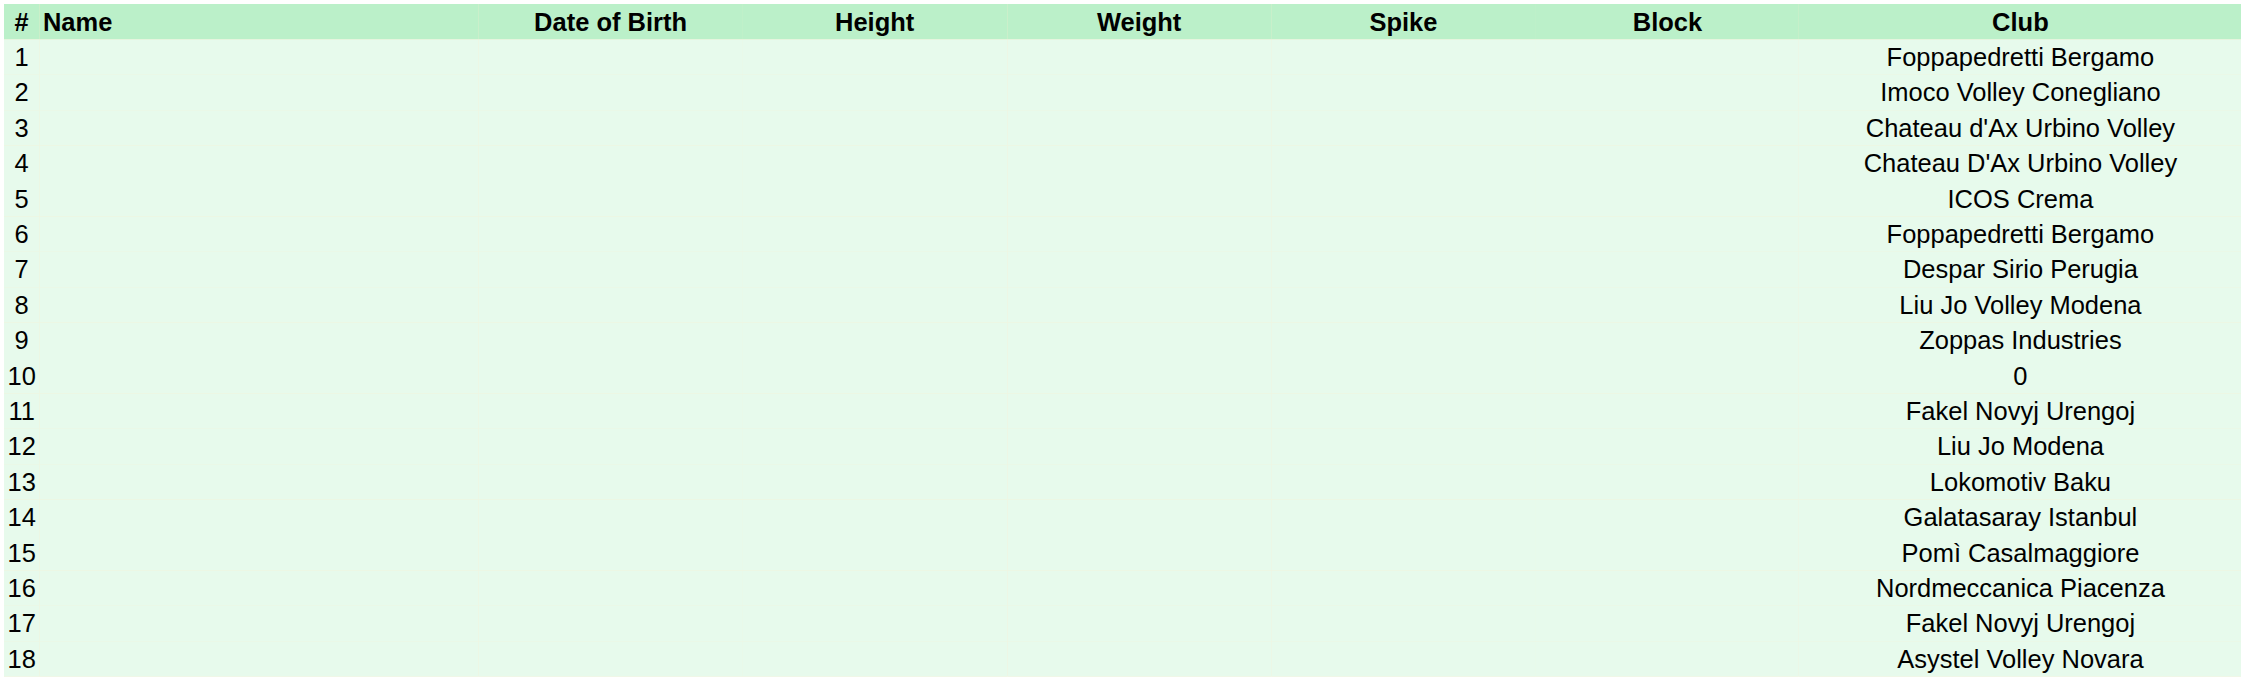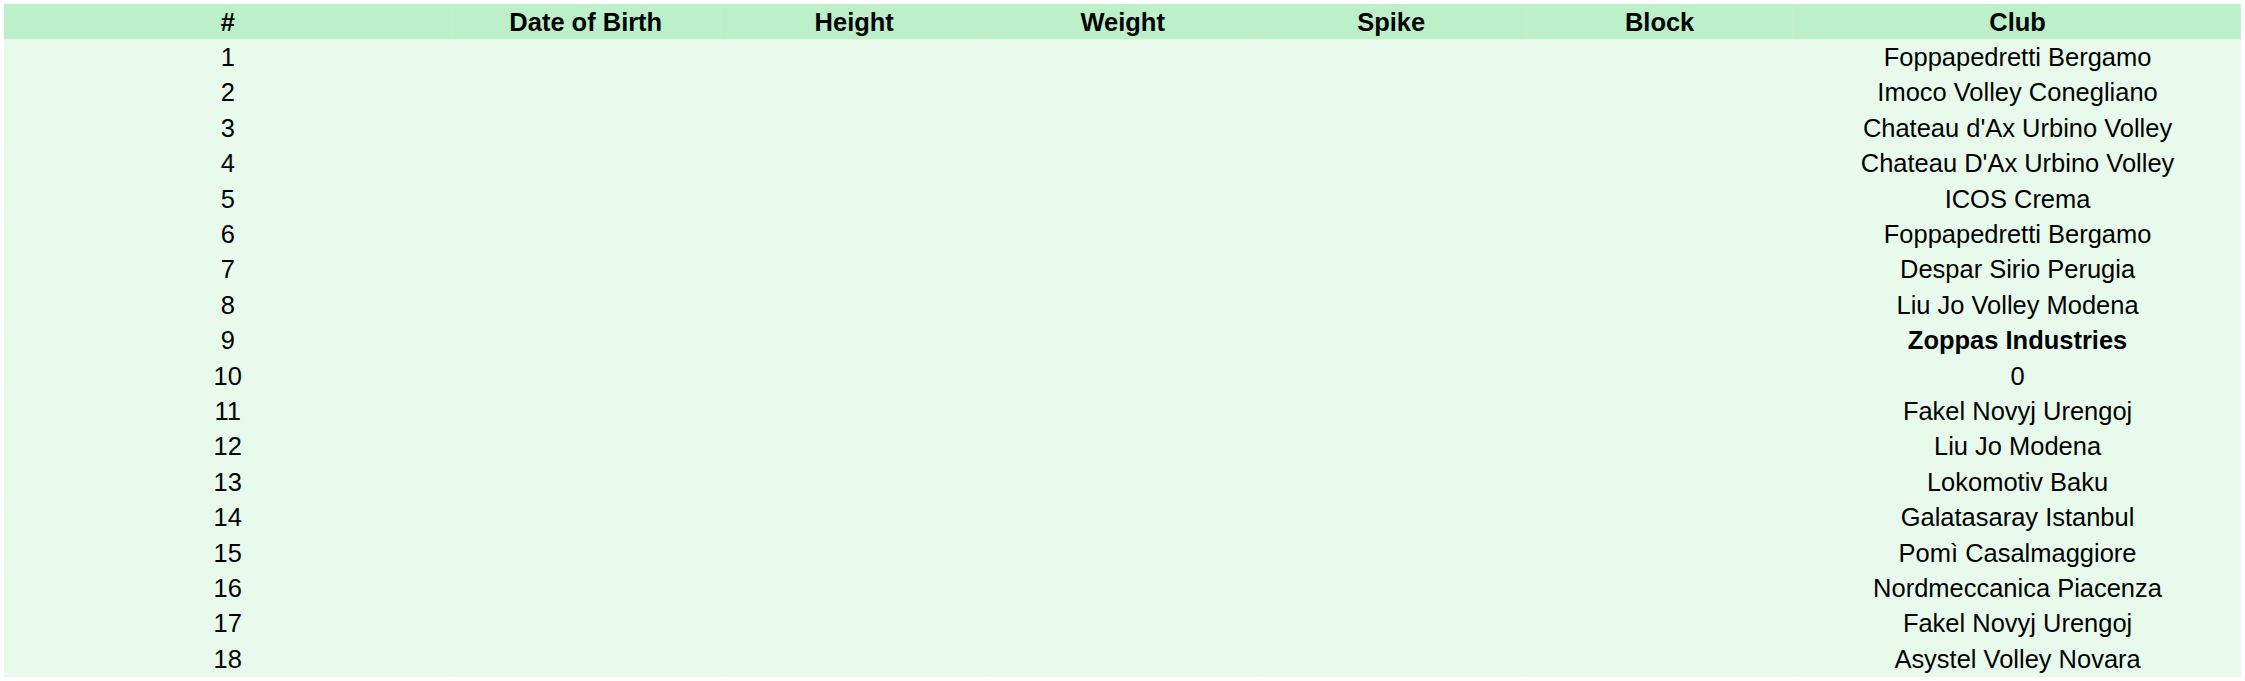- column: (78, 22)
(2020, 340) normal -> (2018, 340) bold
